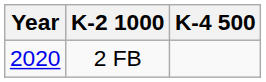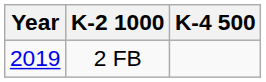(35, 58) 2020 -> (35, 58) 2019
